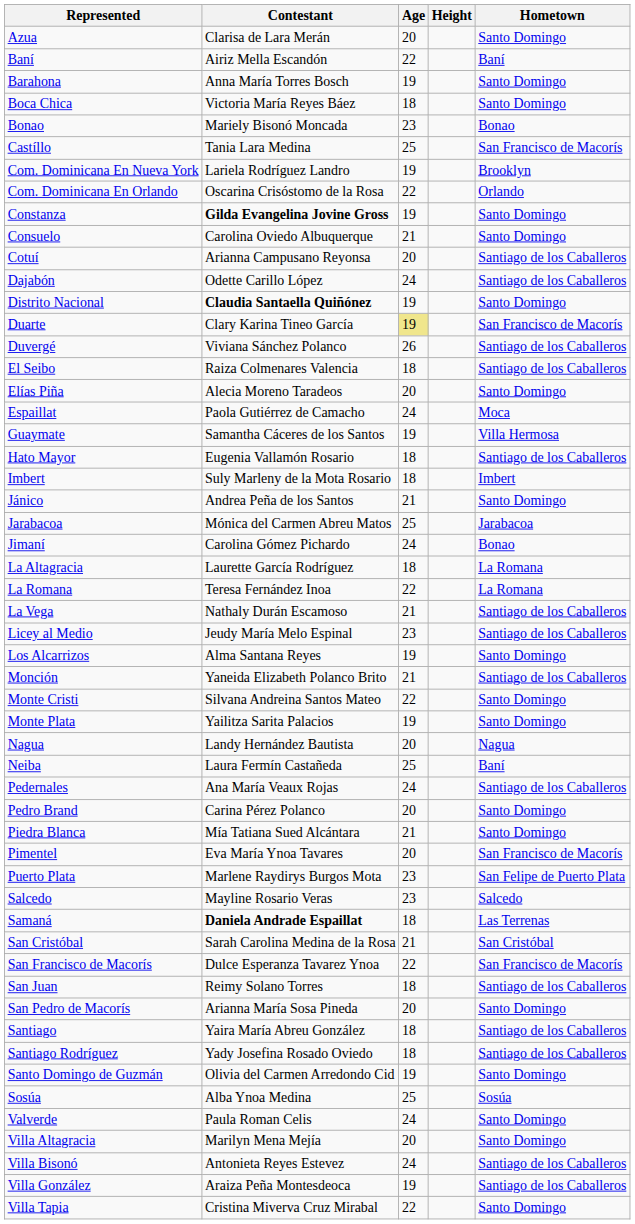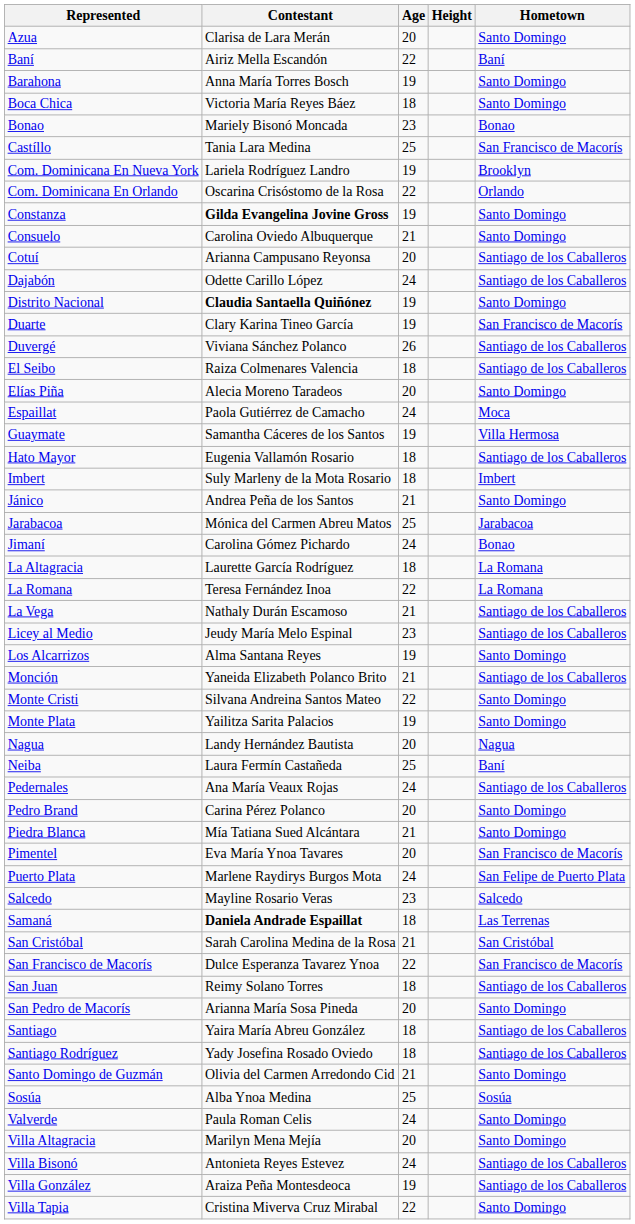(409, 324) khaki background -> (409, 324) no background
(409, 876) 23 -> (409, 876) 24
(409, 1075) 19 -> (409, 1075) 21
